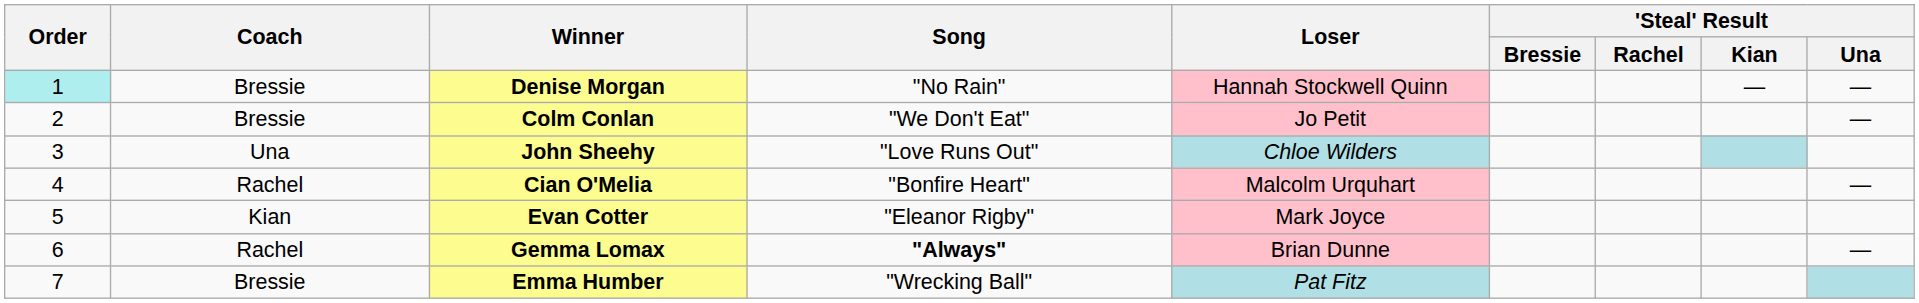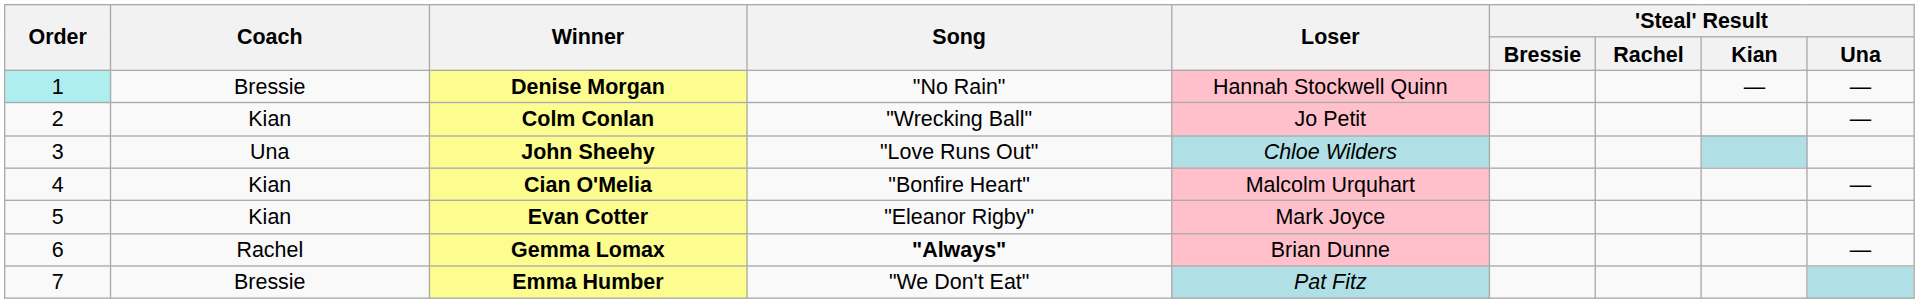(270, 119) Bressie -> (270, 119) Kian
(959, 119) "We Don't Eat" -> (959, 119) "Wrecking Ball"
(270, 184) Rachel -> (270, 184) Kian
(959, 282) "Wrecking Ball" -> (959, 282) "We Don't Eat"
